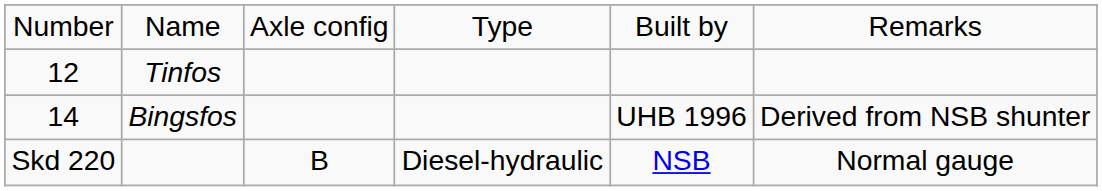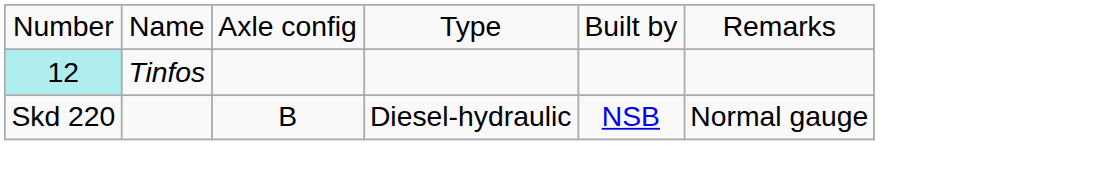(63, 71) no background -> (63, 71) paleturquoise background
- row: (183, 116)
